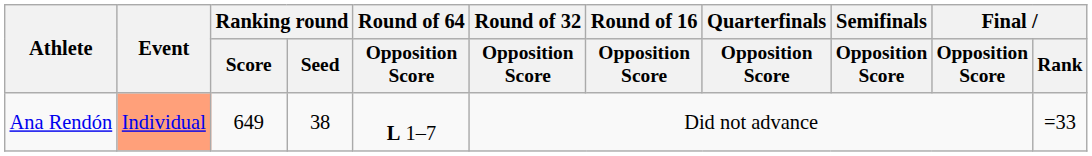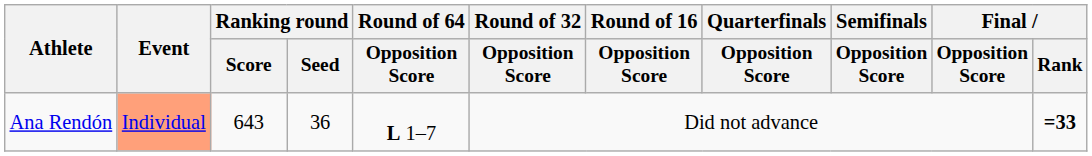(249, 122) 649 -> (249, 122) 643
(320, 122) 38 -> (320, 122) 36
(1060, 122) normal -> (1060, 122) bold
